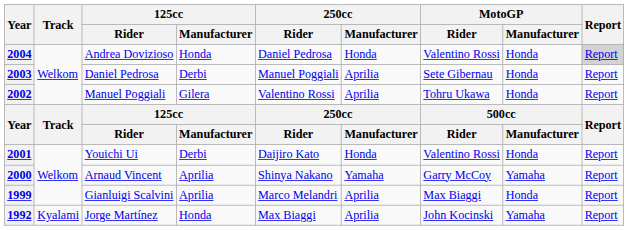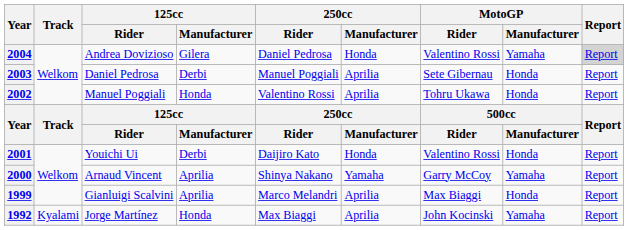(195, 54) Honda -> (194, 54) Gilera
(522, 54) Honda -> (525, 54) Yamaha
(194, 94) Gilera -> (195, 94) Honda
